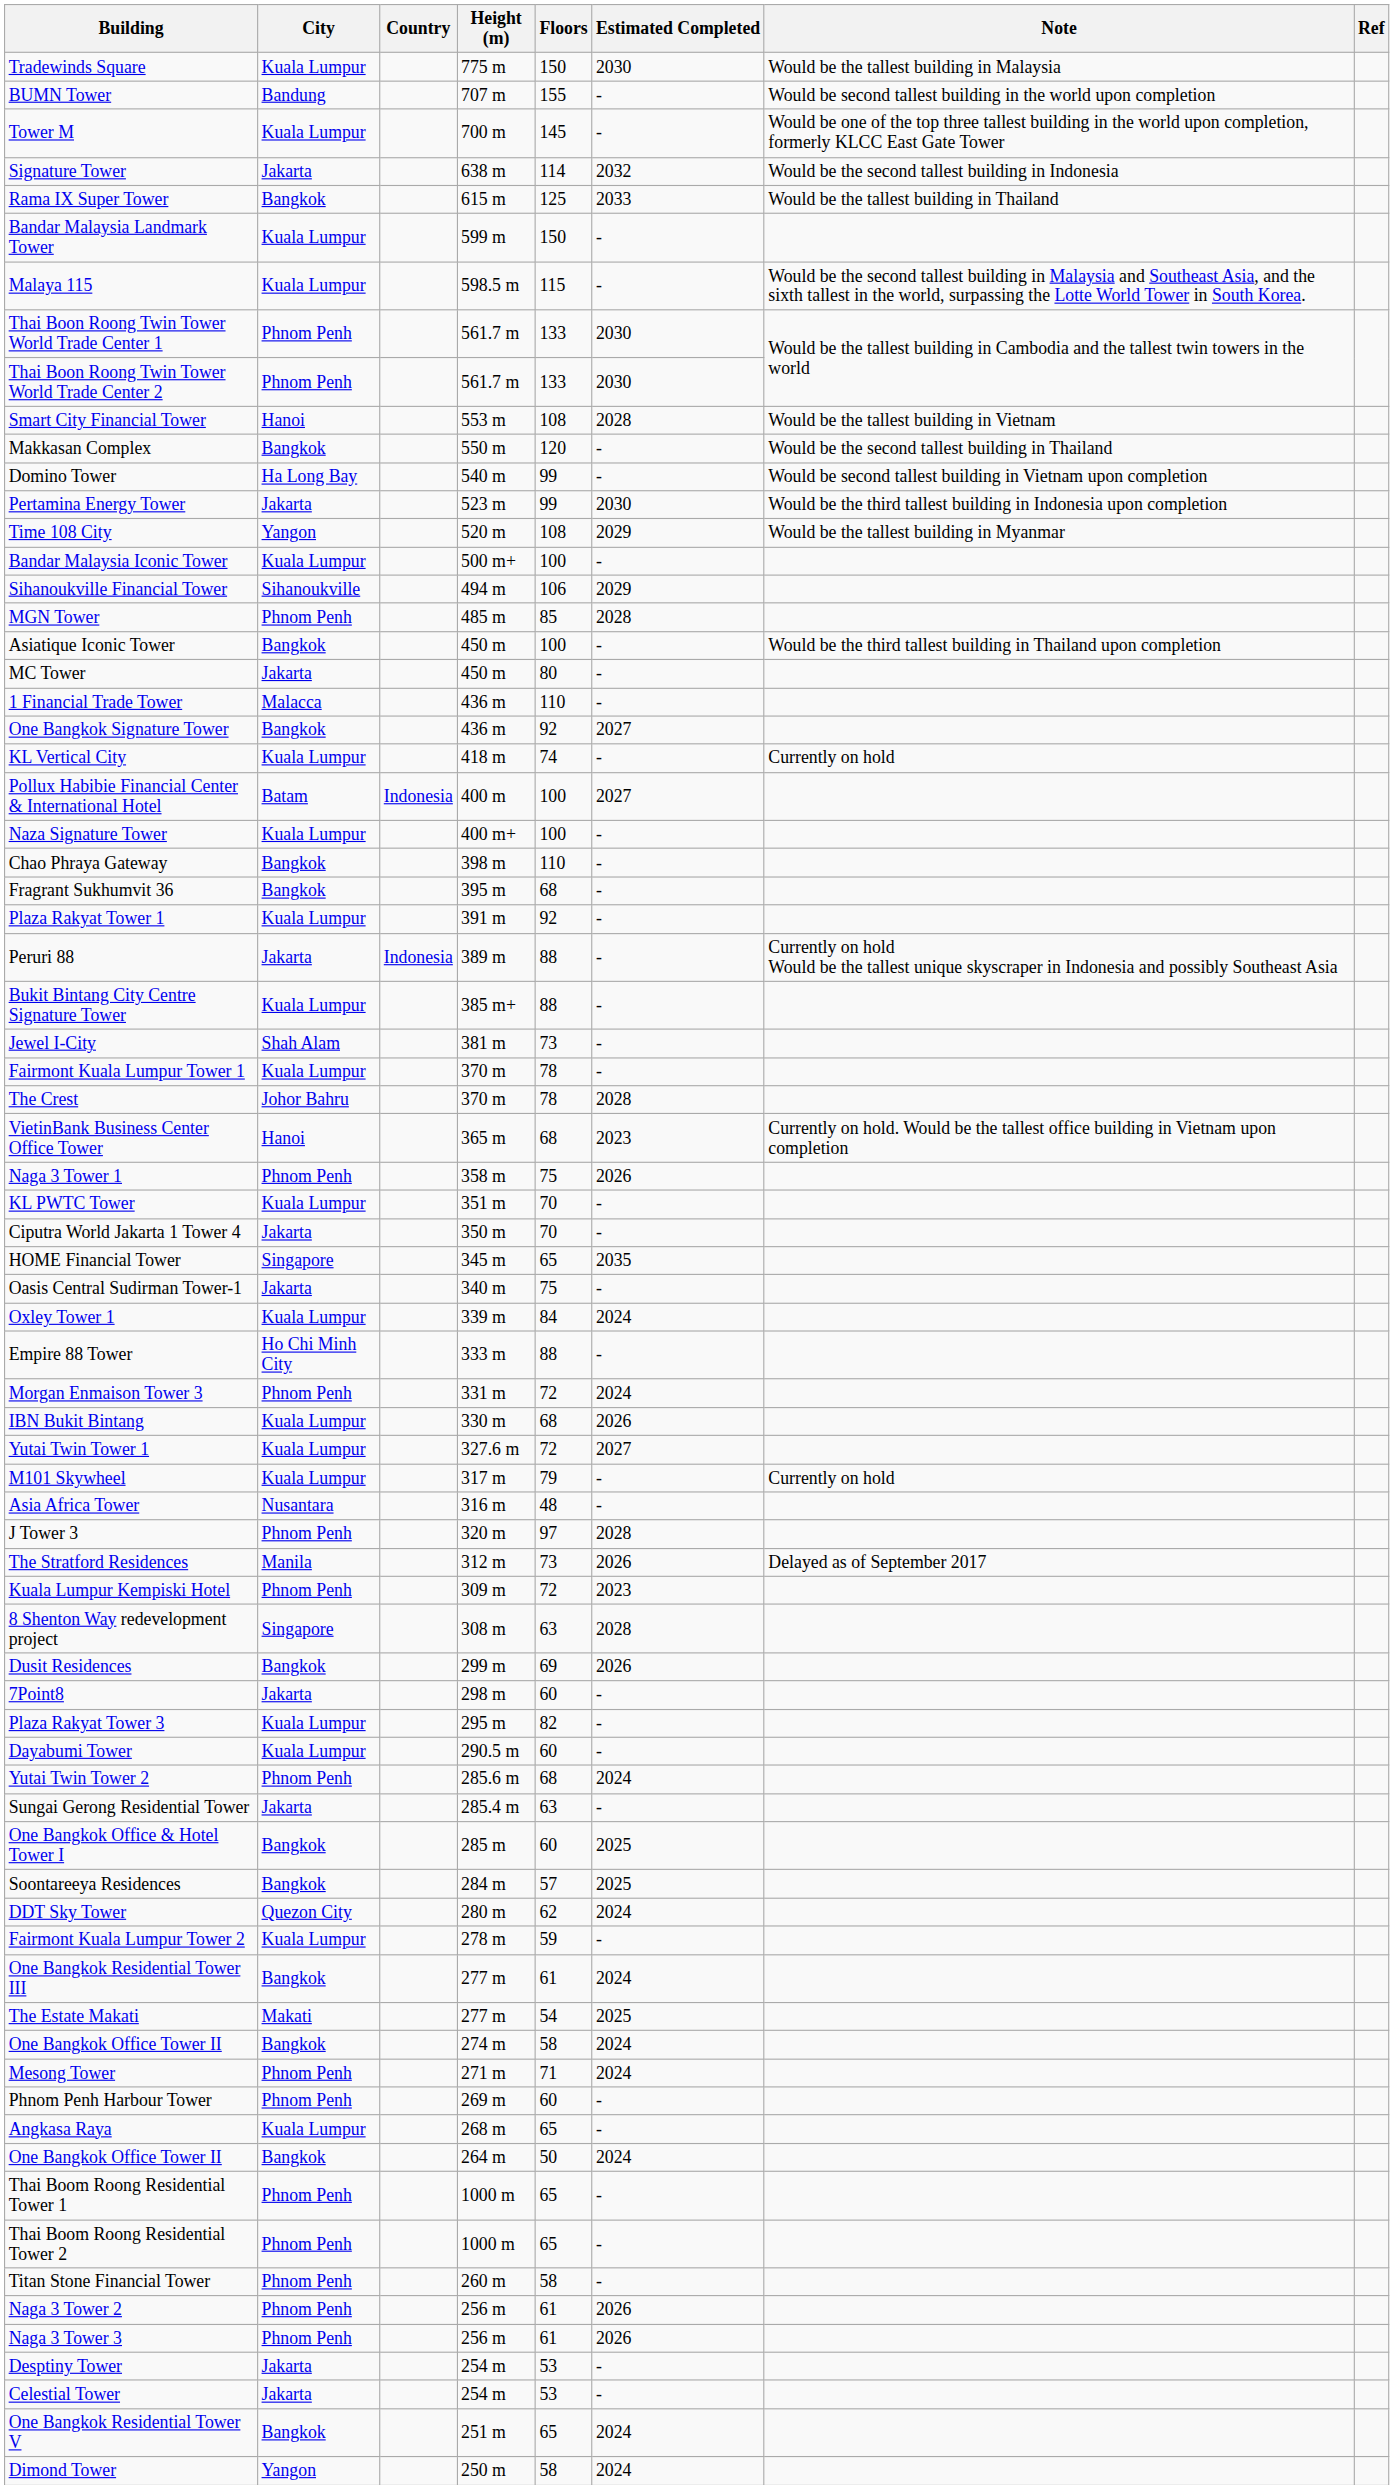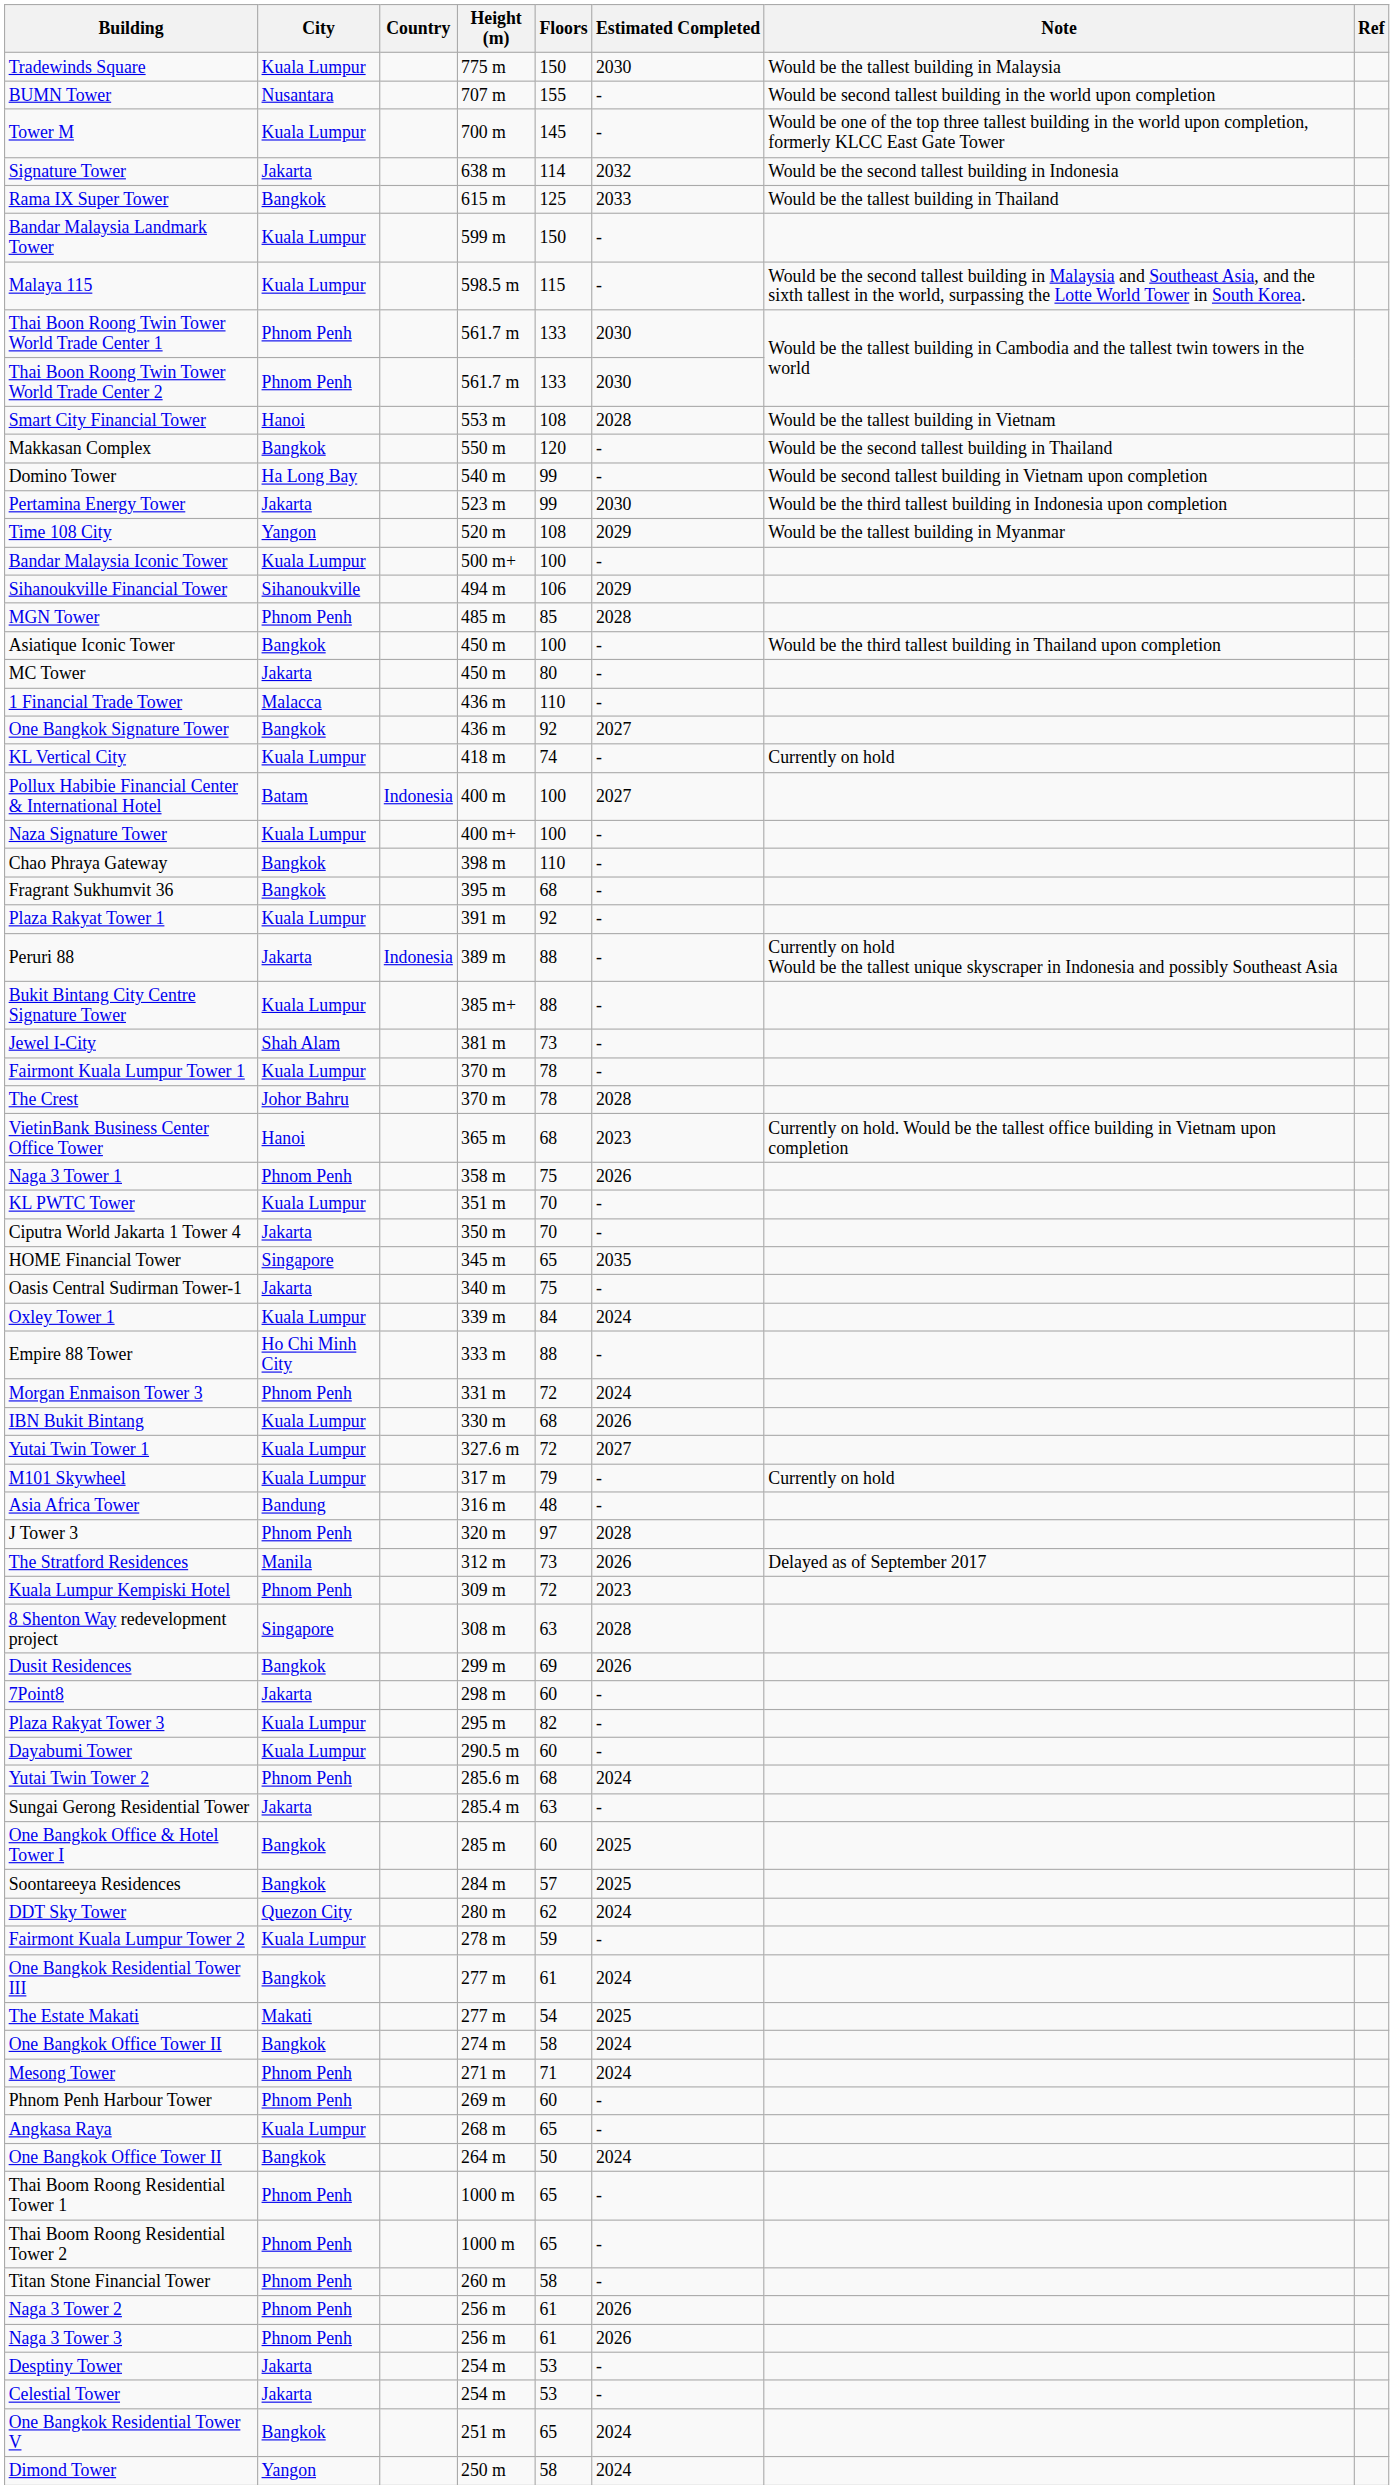(294, 94) Bandung -> (298, 94) Nusantara
(298, 1505) Nusantara -> (294, 1505) Bandung
